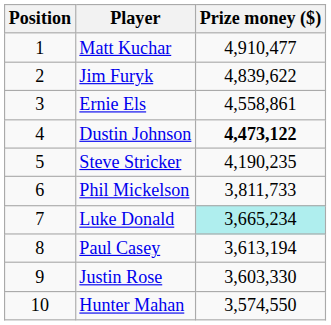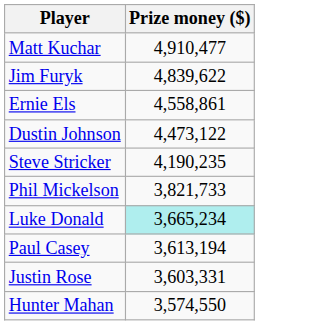- column: (40, 18)
(260, 133) bold -> (190, 133) normal
(260, 190) 3,811,733 -> (190, 190) 3,821,733
(260, 276) 3,603,330 -> (190, 276) 3,603,331
